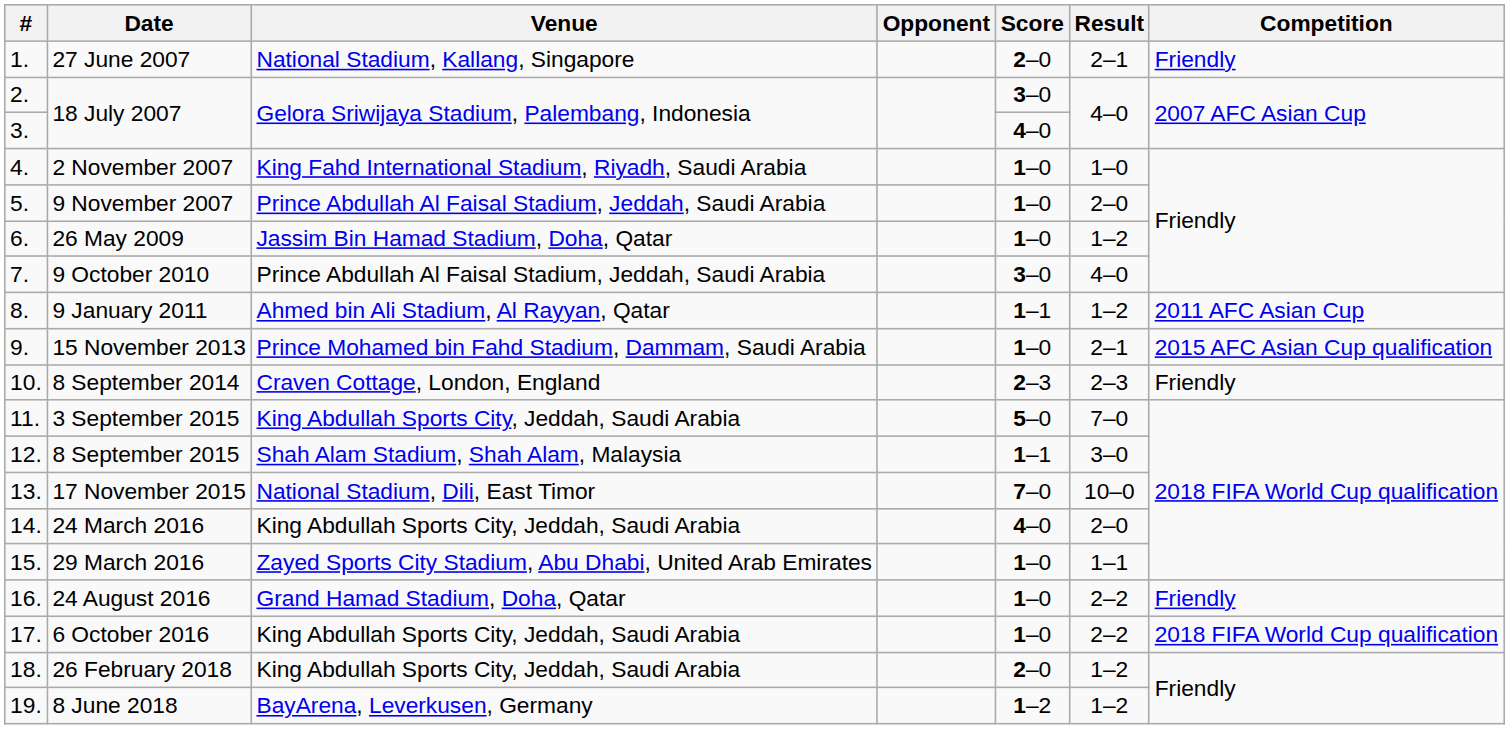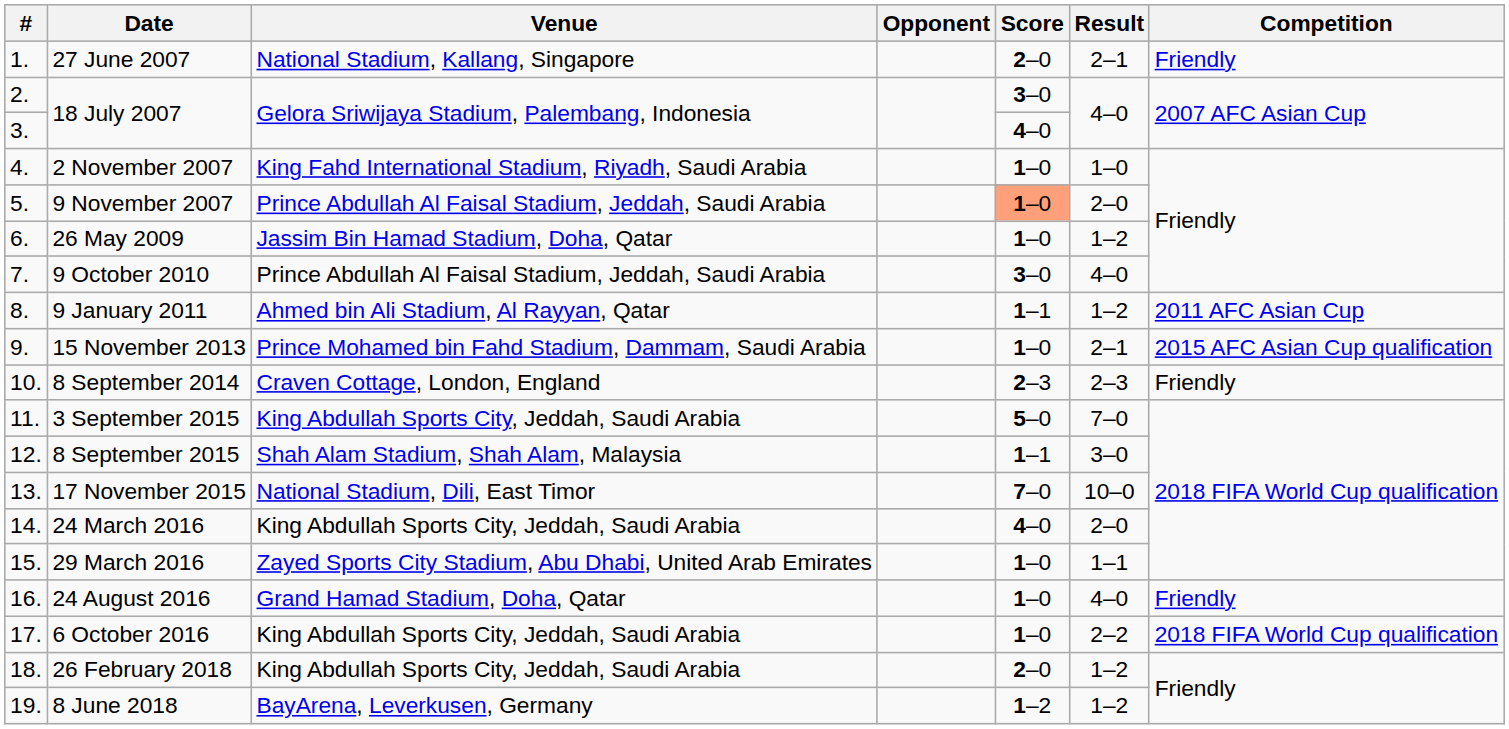(1032, 203) no background -> (1032, 203) lightsalmon background
(1109, 598) 2–2 -> (1109, 598) 4–0
